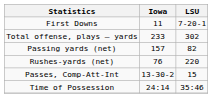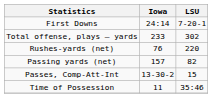(158, 23) 11 -> (158, 23) 24:14
rows swapped: (72, 62) <-> (72, 49)
(158, 87) 24:14 -> (158, 87) 11
